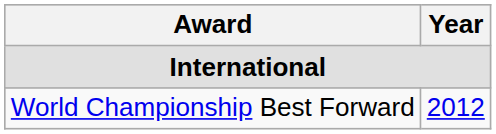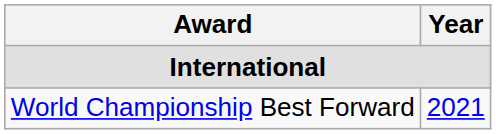(456, 107) 2012 -> (456, 107) 2021
